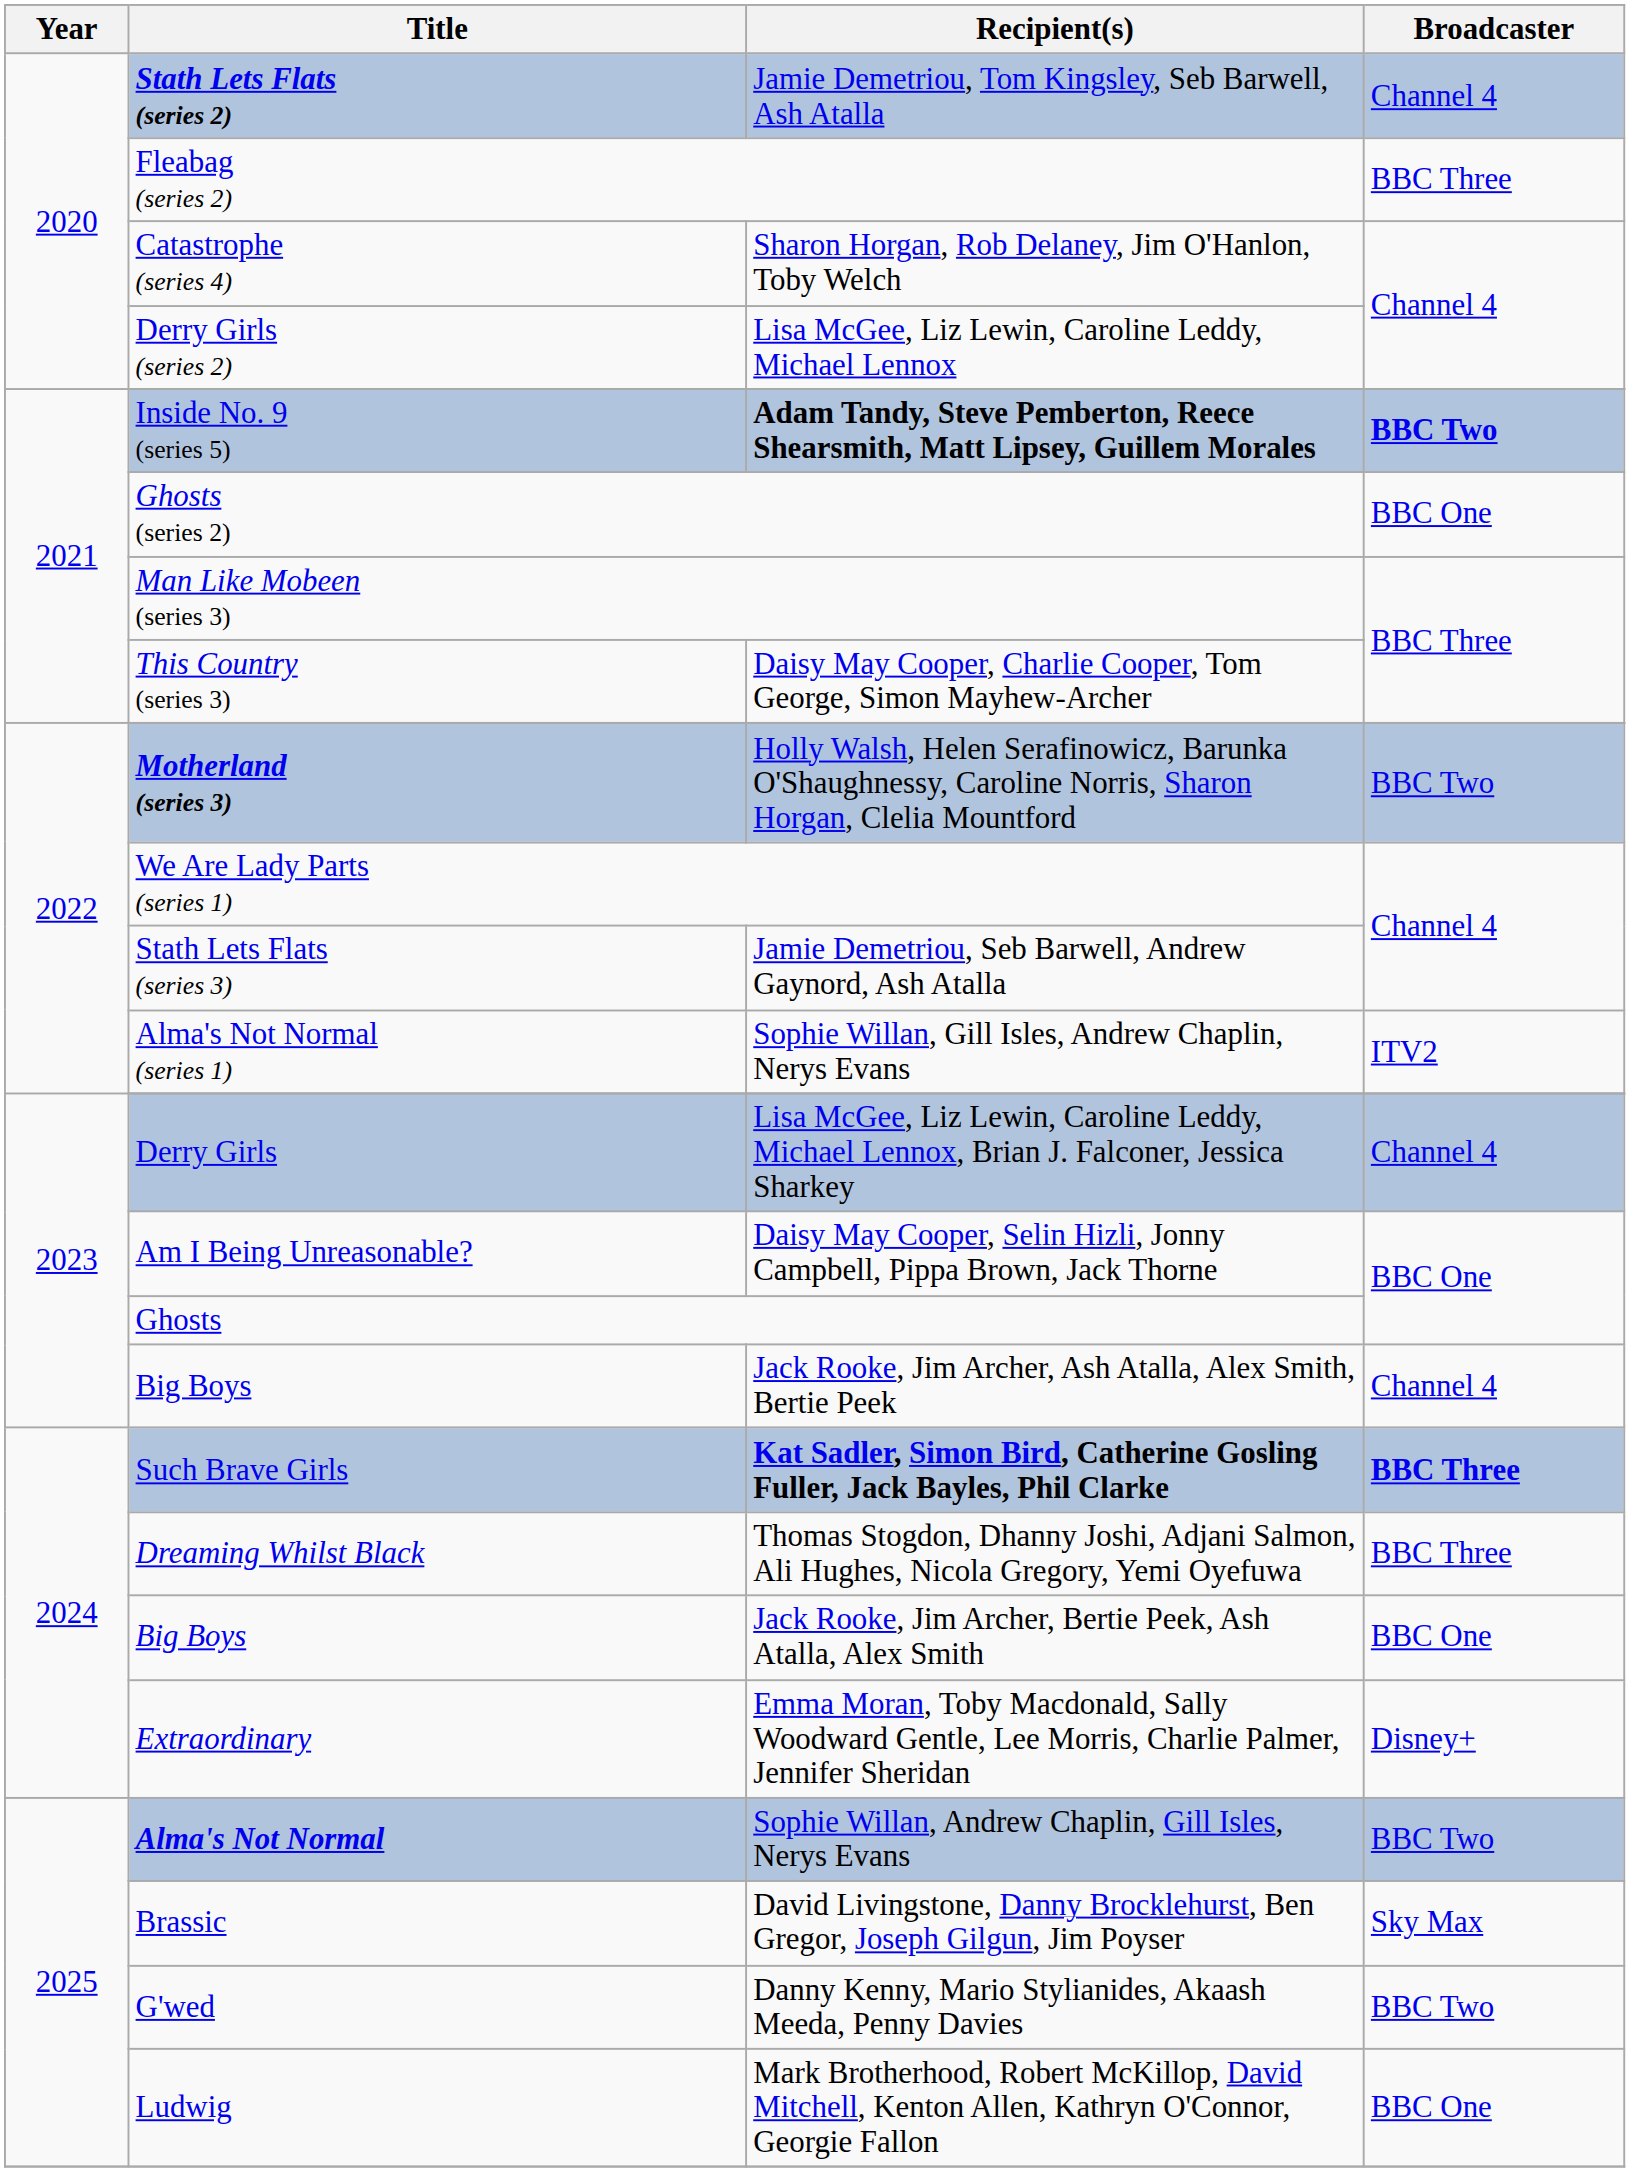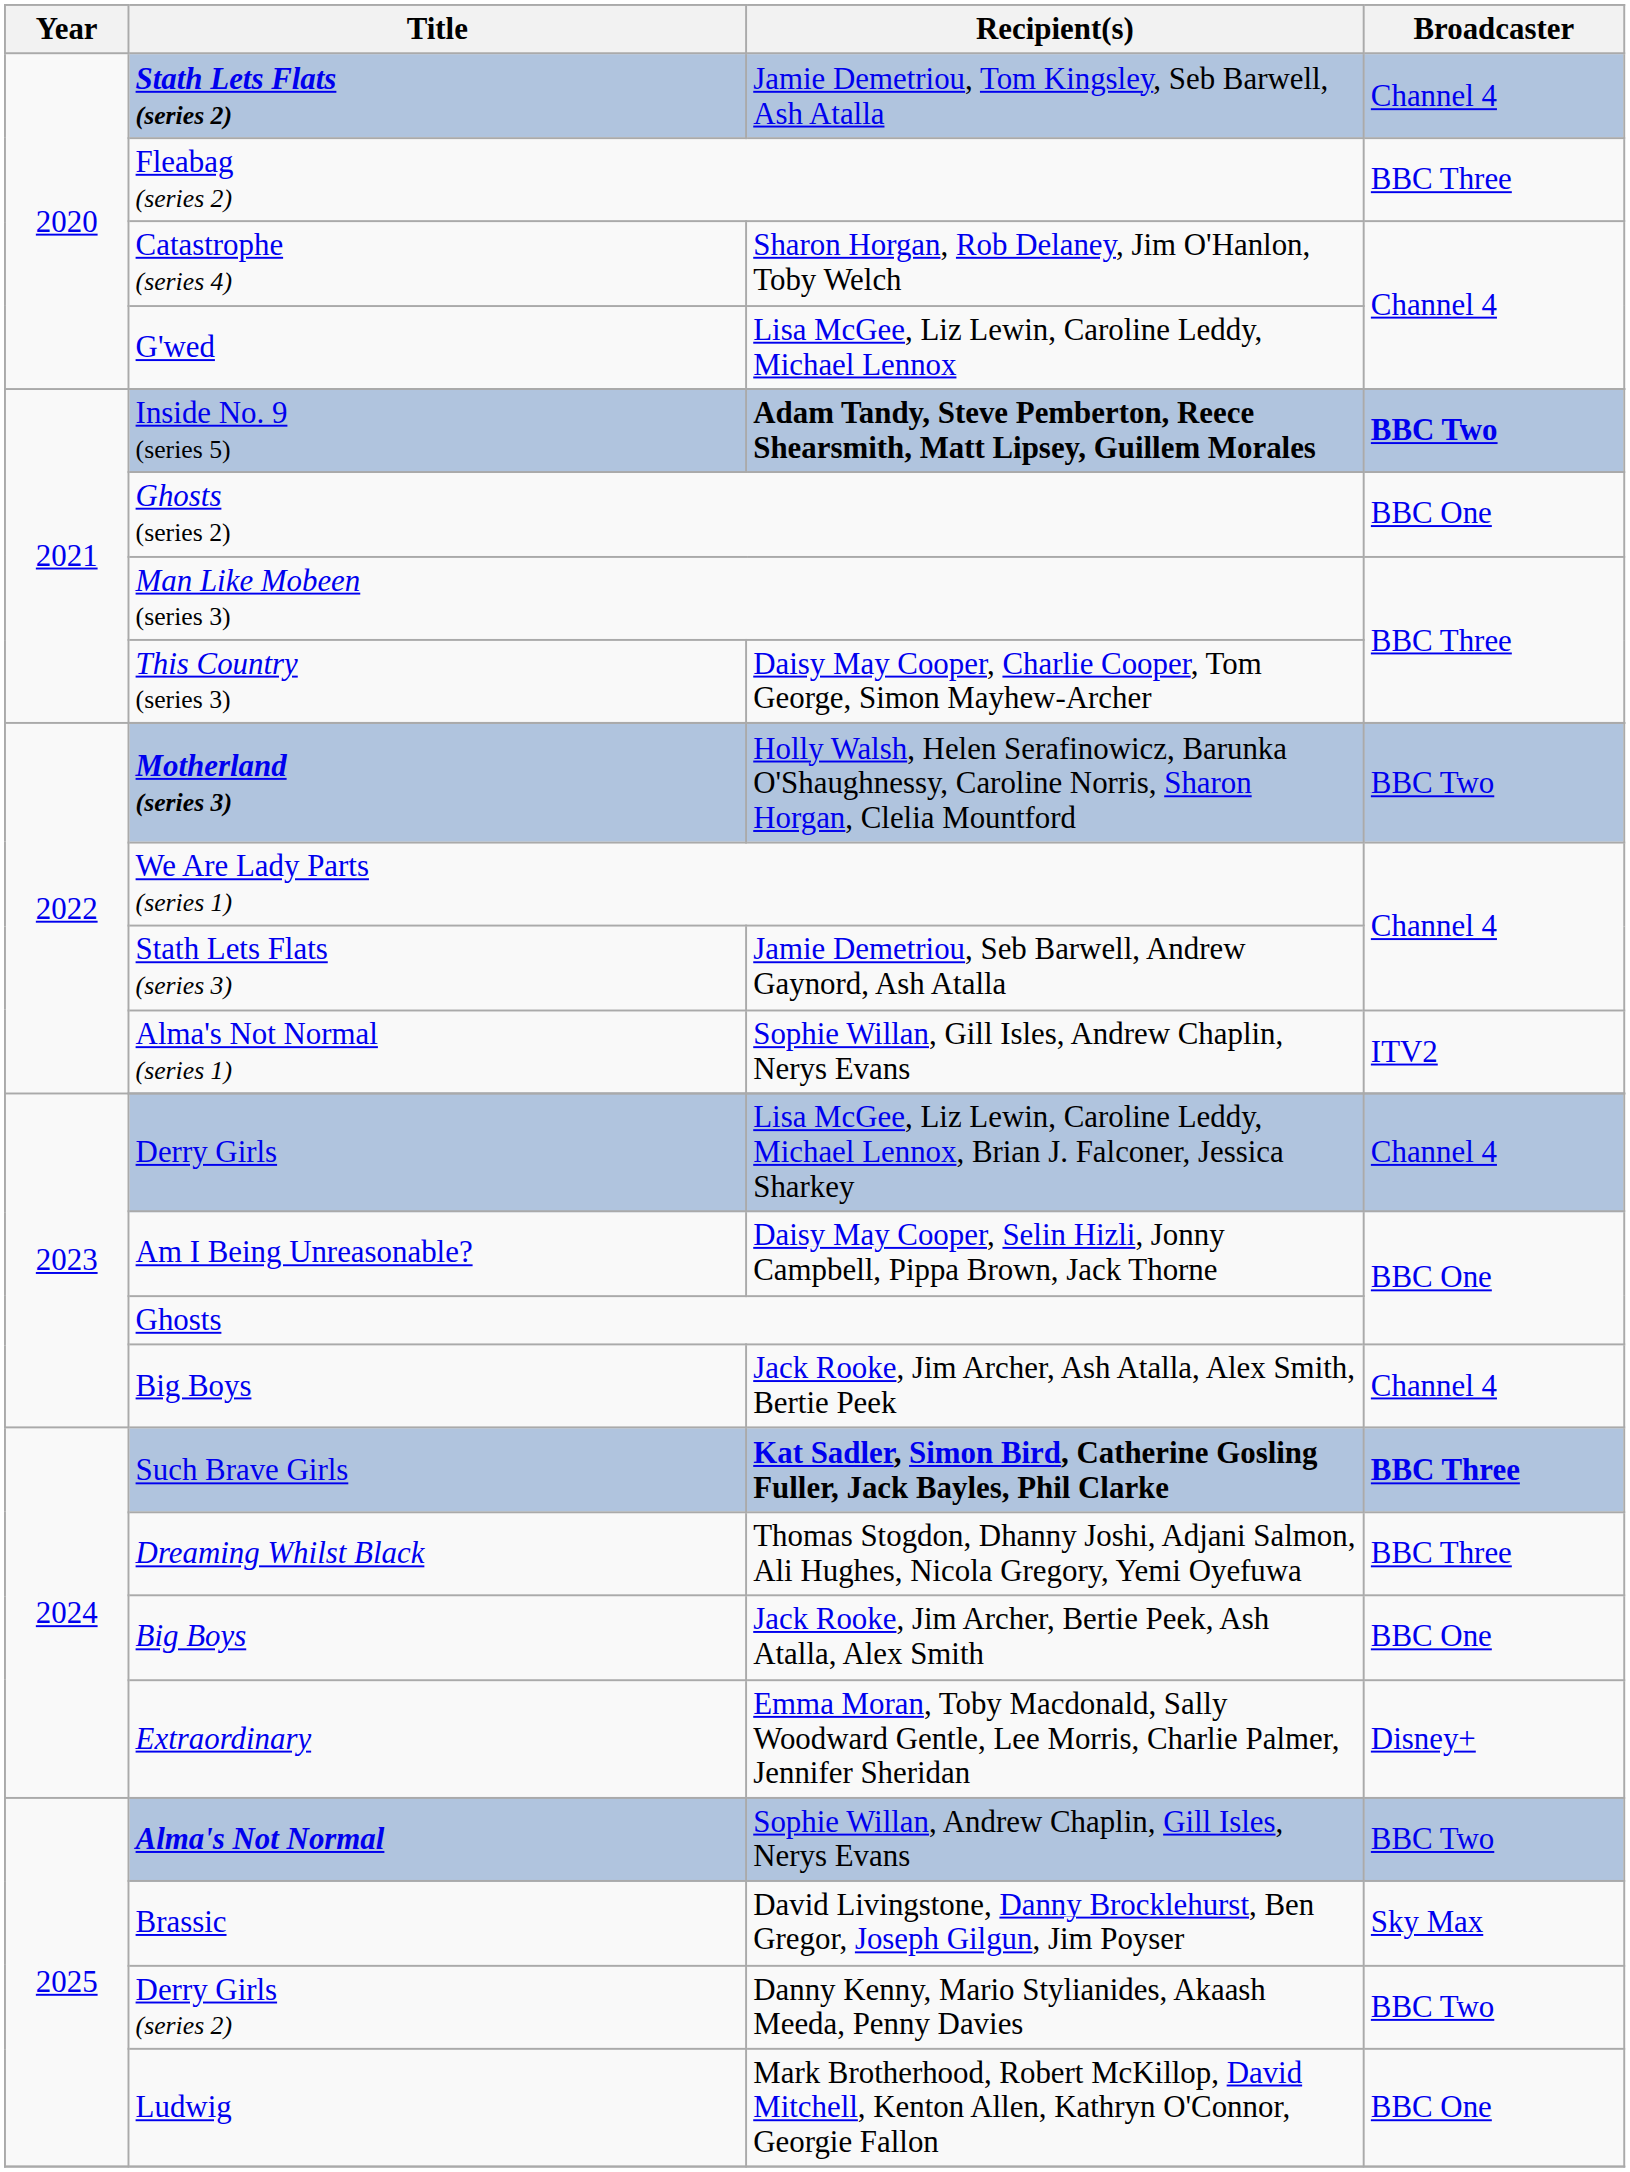(206, 346) Derry Girls (series 2) -> (175, 346) G'wed
(175, 2006) G'wed -> (206, 2006) Derry Girls (series 2)
